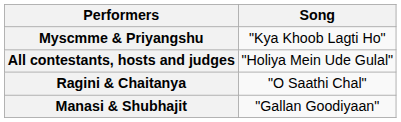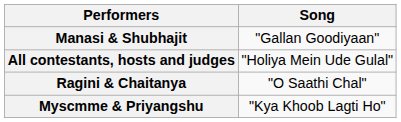rows swapped: (121, 38) <-> (121, 106)
